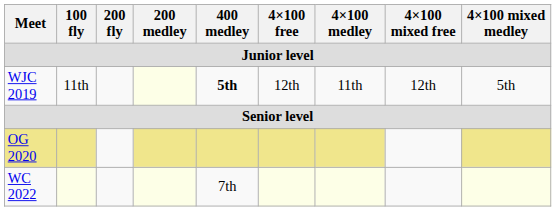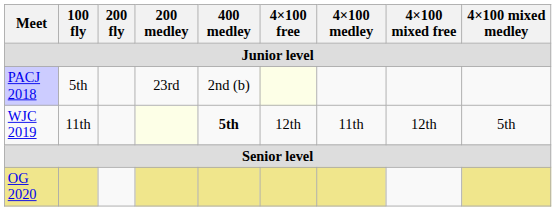+ row: (24, 85)
- row: (22, 186)
